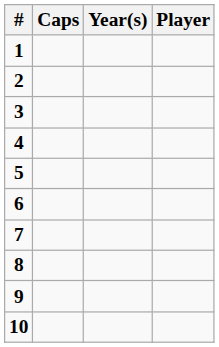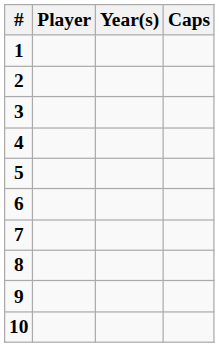columns swapped: (183, 19) <-> (58, 19)
